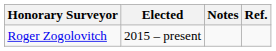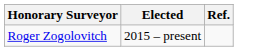- column: (223, 14)
